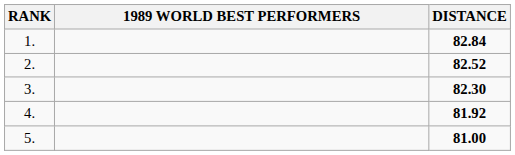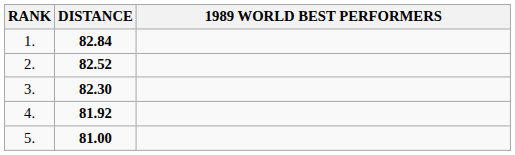columns swapped: (242, 17) <-> (470, 17)
